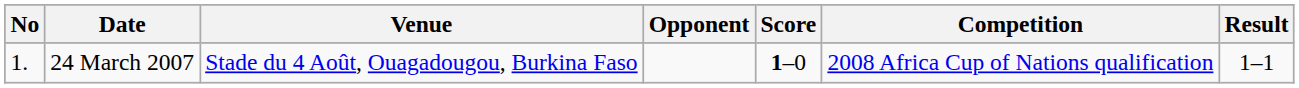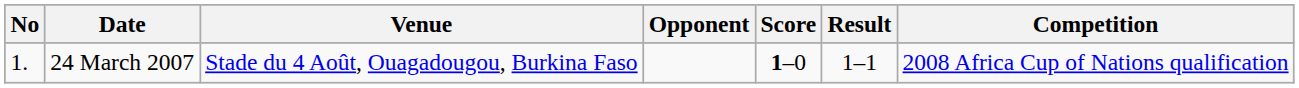columns swapped: (1257, 23) <-> (1020, 23)
